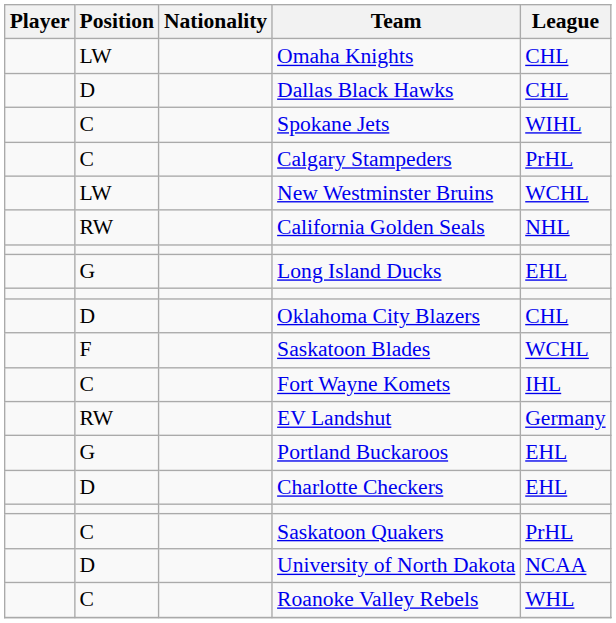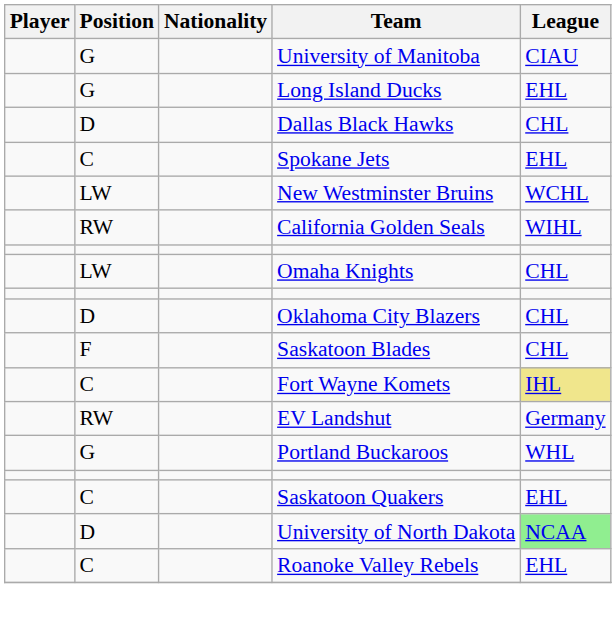+ row: (87, 55)
rows swapped: (87, 271) <-> (96, 55)
(553, 124) WIHL -> (546, 158) EHL
- row: (87, 158)
(547, 227) NHL -> (553, 227) WIHL
(557, 349) WCHL -> (547, 349) CHL
(543, 384) no background -> (543, 384) khaki background
(546, 452) EHL -> (550, 452) WHL
- row: (87, 486)
(549, 531) PrHL -> (546, 496) EHL
(556, 565) no background -> (556, 531) lightgreen background
(550, 599) WHL -> (546, 565) EHL
